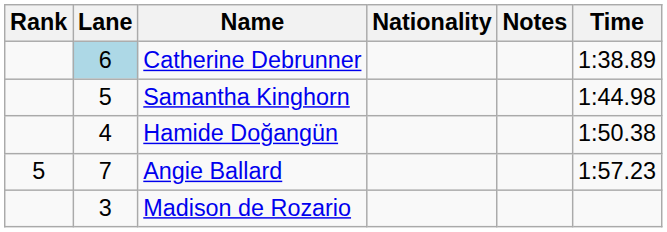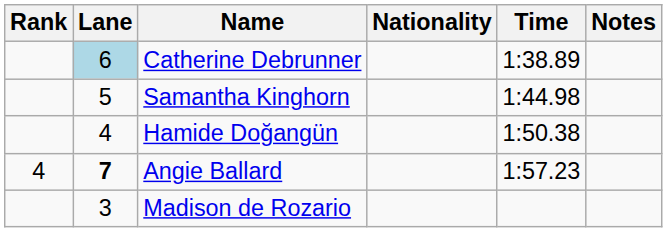columns swapped: (617, 23) <-> (535, 23)
(39, 171) 5 -> (39, 171) 4
(105, 171) normal -> (105, 171) bold
